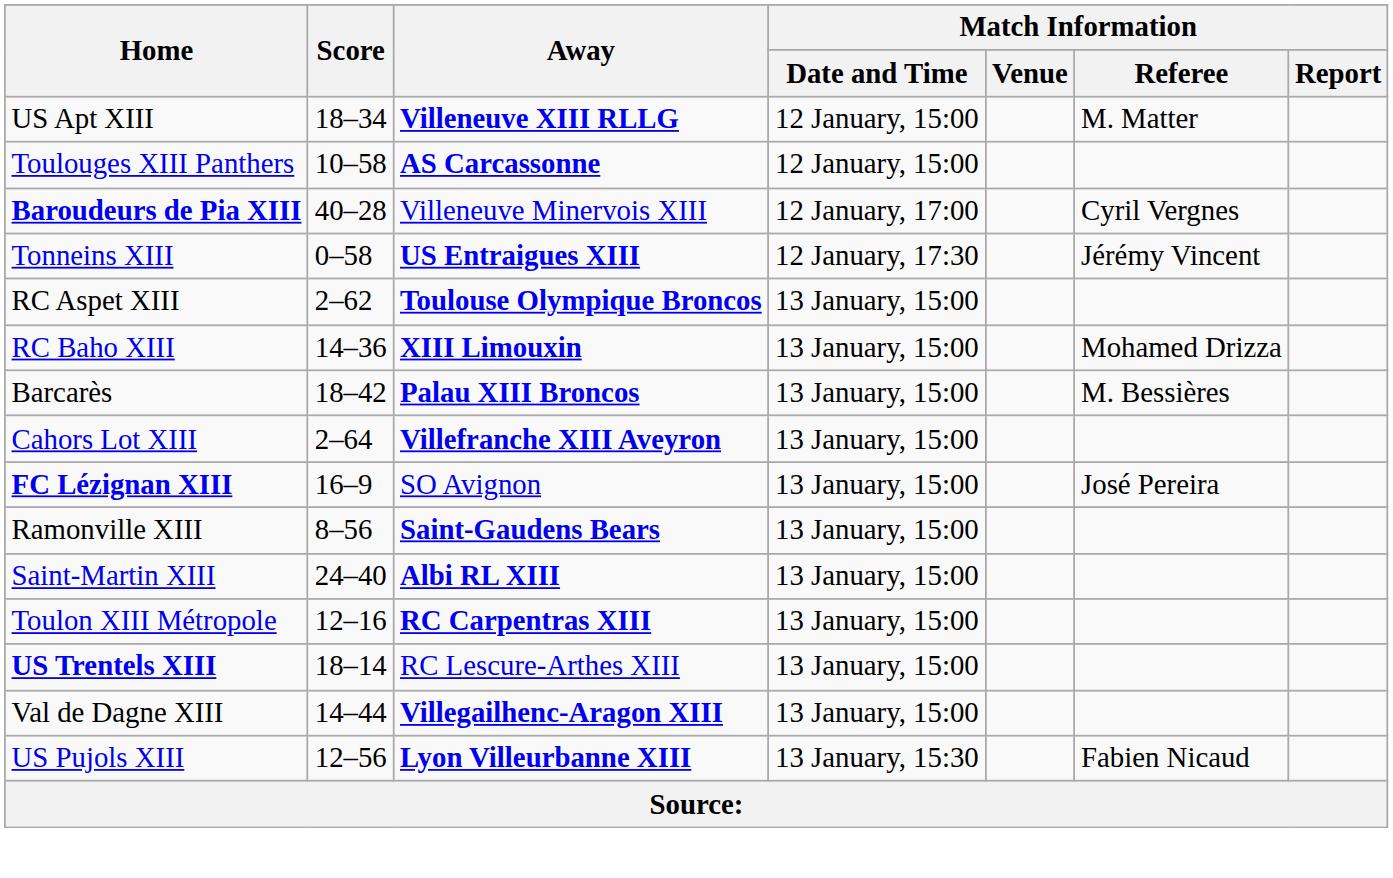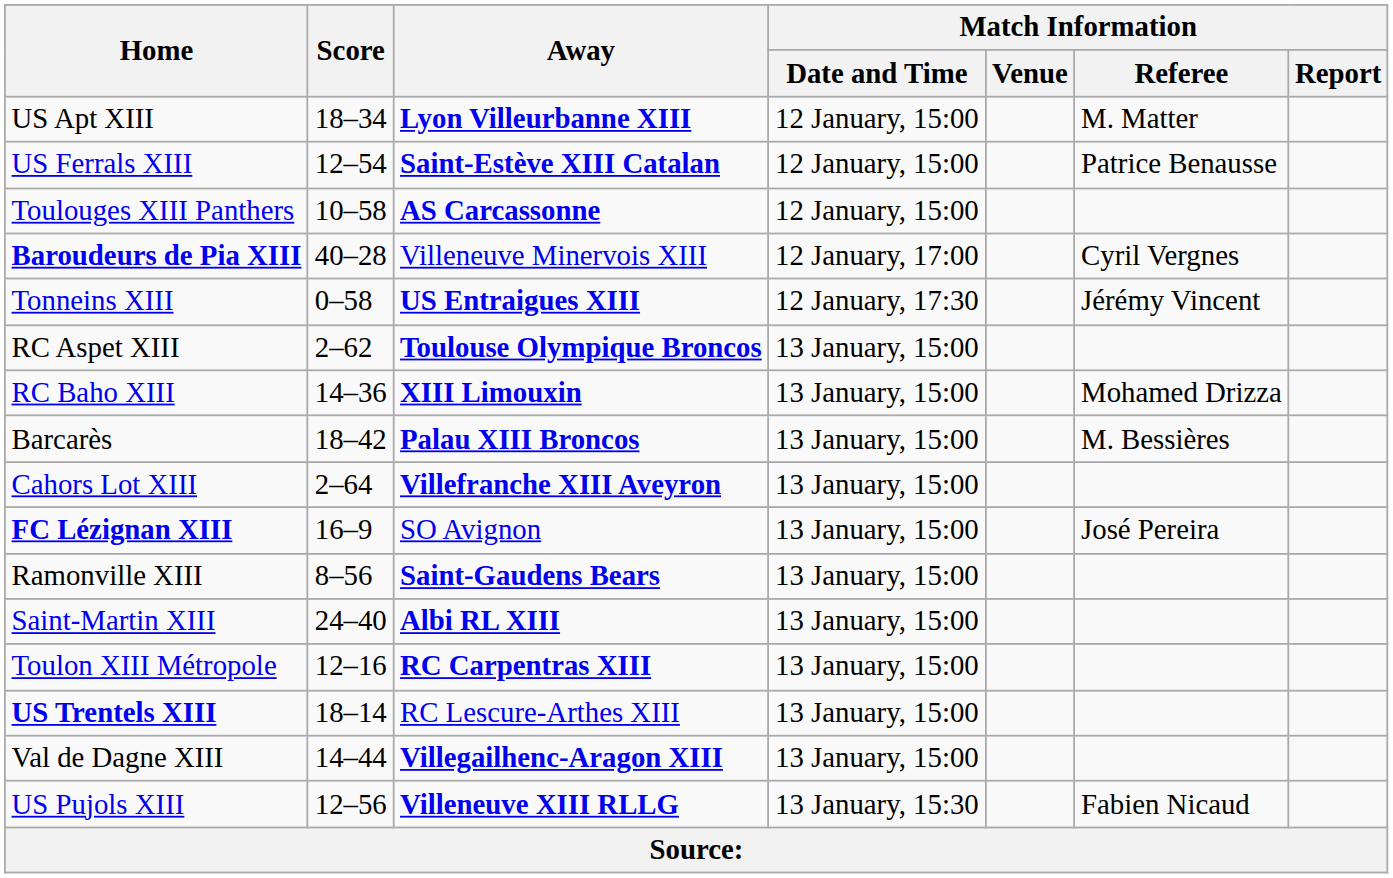(539, 118) Villeneuve XIII RLLG -> (546, 118) Lyon Villeurbanne XIII
+ row: (102, 164)
(546, 758) Lyon Villeurbanne XIII -> (539, 803) Villeneuve XIII RLLG
